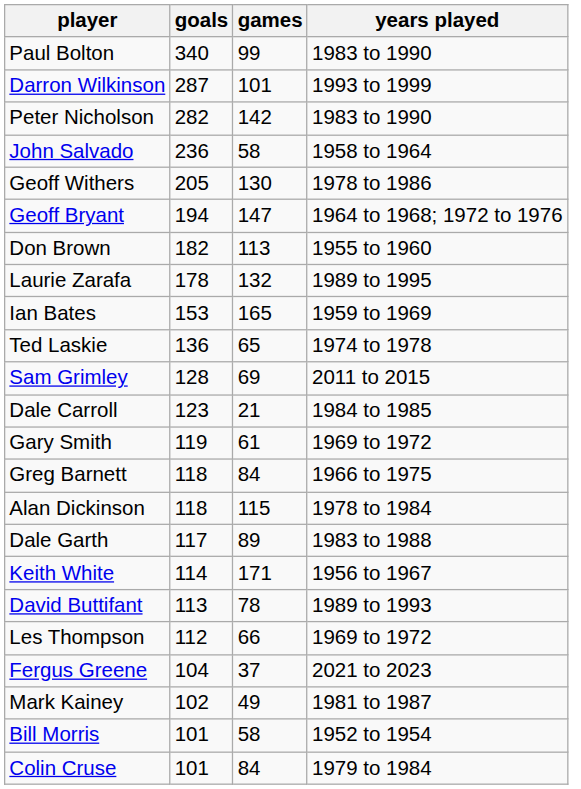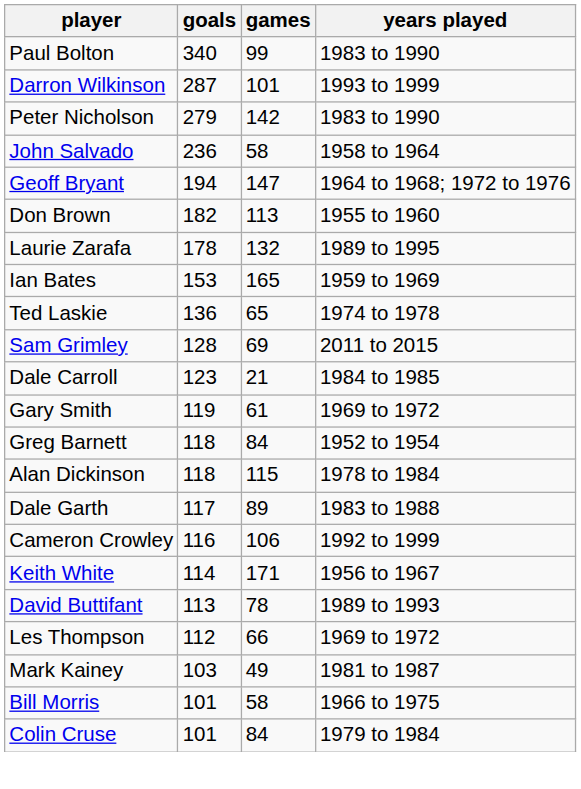(192, 118) 282 -> (200, 118) 279
- row: (72, 183)
(372, 475) 1966 to 1975 -> (380, 442) 1952 to 1954
+ row: (91, 540)
- row: (78, 670)
(192, 702) 102 -> (200, 670) 103
(372, 735) 1952 to 1954 -> (380, 702) 1966 to 1975
